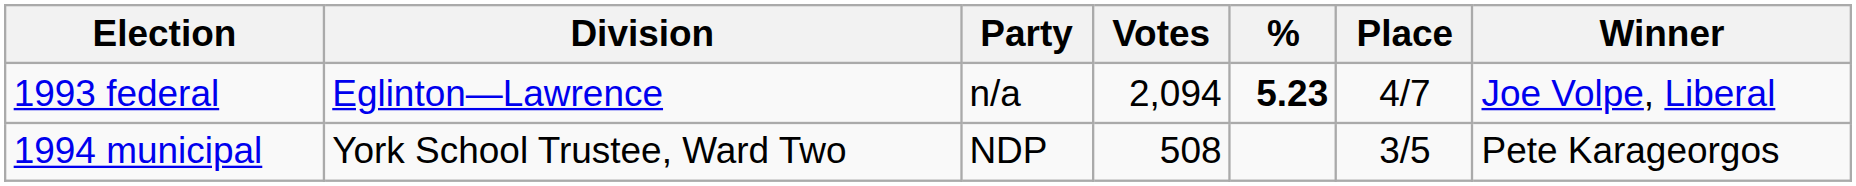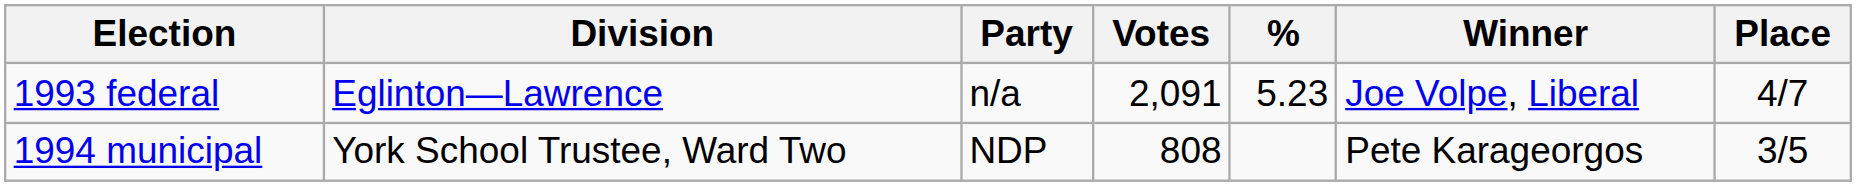columns swapped: (1405, 33) <-> (1662, 33)
(1175, 92) 2,094 -> (1175, 92) 2,091
(1292, 92) bold -> (1292, 92) normal
(1191, 151) 508 -> (1191, 151) 808
